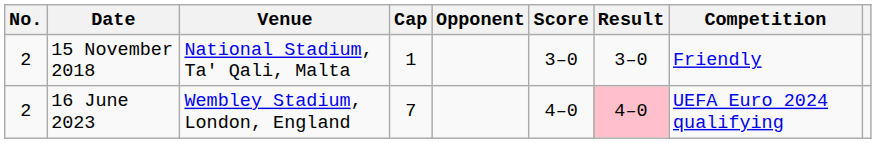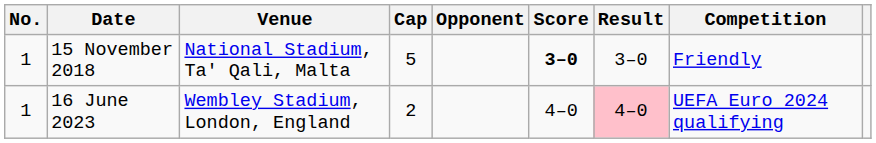(26, 60) 2 -> (26, 60) 1
(411, 60) 1 -> (411, 60) 5
(561, 60) normal -> (561, 60) bold
(26, 112) 2 -> (26, 112) 1
(411, 112) 7 -> (411, 112) 2
